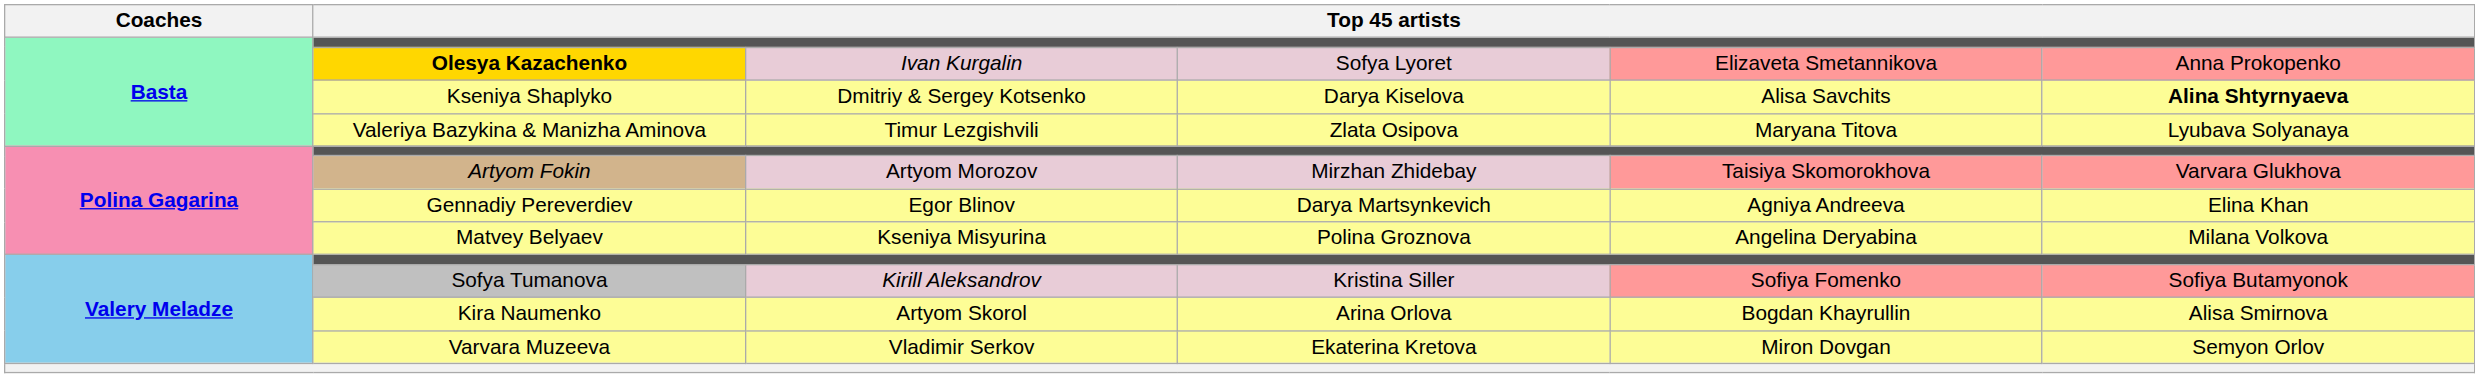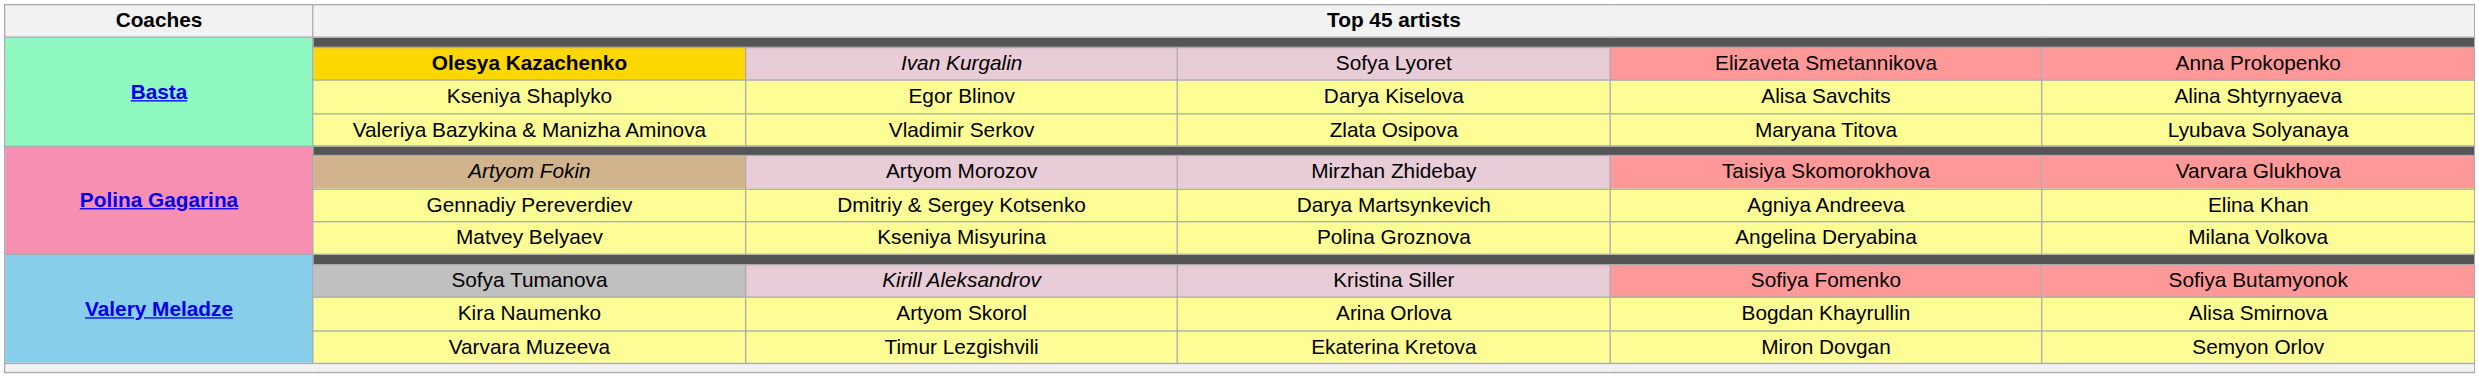(962, 96) Dmitriy & Sergey Kotsenko -> (962, 96) Egor Blinov
(2258, 96) bold -> (2258, 96) normal
(962, 129) Timur Lezgishvili -> (962, 129) Vladimir Serkov
(962, 205) Egor Blinov -> (962, 205) Dmitriy & Sergey Kotsenko
(962, 346) Vladimir Serkov -> (962, 346) Timur Lezgishvili
